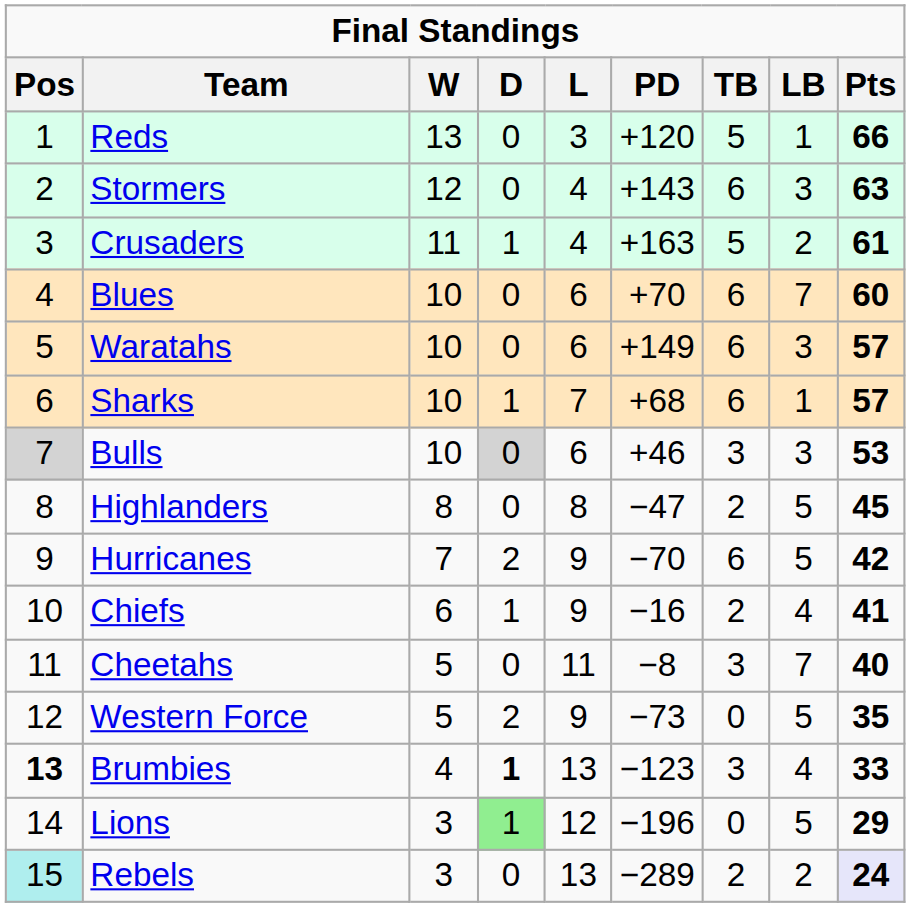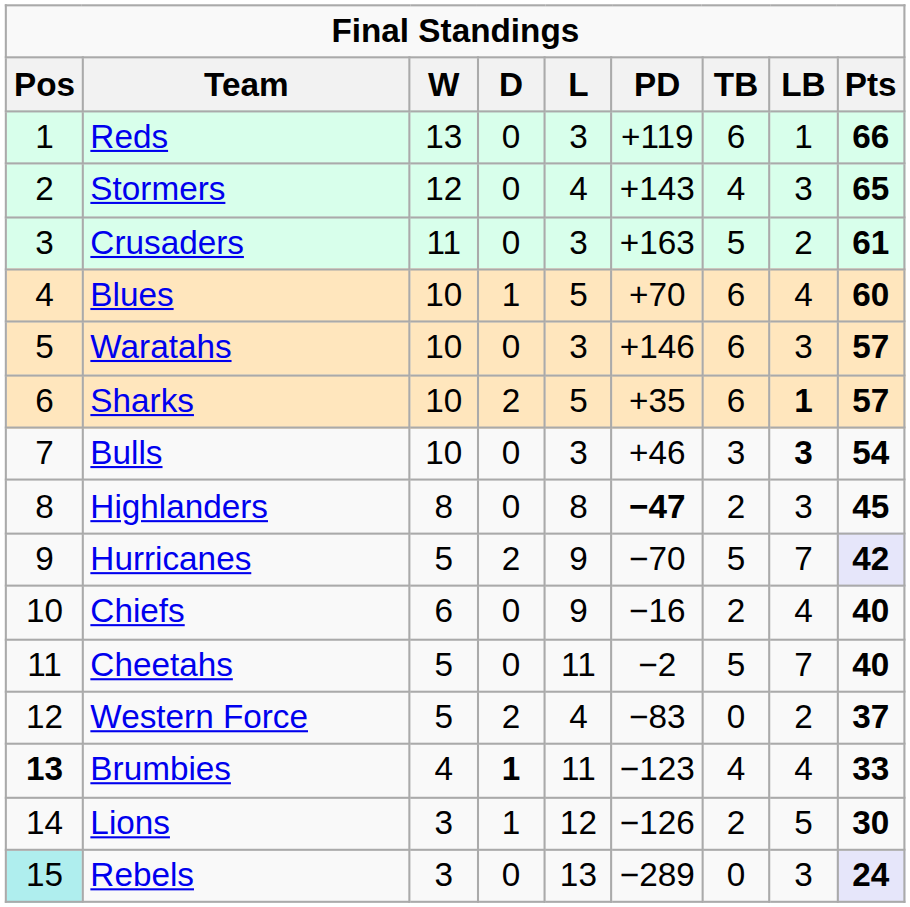(657, 136) +120 -> (657, 136) +119
(736, 136) 5 -> (736, 136) 6
(736, 189) 6 -> (736, 189) 4
(871, 189) 63 -> (871, 189) 65
(511, 242) 1 -> (511, 242) 0
(578, 242) 4 -> (578, 242) 3
(511, 295) 0 -> (511, 295) 1
(578, 295) 6 -> (578, 295) 5
(803, 295) 7 -> (803, 295) 4
(578, 347) 6 -> (578, 347) 3
(657, 347) +149 -> (657, 347) +146
(511, 400) 1 -> (511, 400) 2
(578, 400) 7 -> (578, 400) 5
(657, 400) +68 -> (657, 400) +35
(803, 400) normal -> (803, 400) bold
(45, 453) lightgrey background -> (45, 453) no background
(511, 453) lightgrey background -> (511, 453) no background
(578, 453) 6 -> (578, 453) 3
(803, 453) normal -> (803, 453) bold
(871, 453) 53 -> (871, 453) 54
(657, 506) normal -> (657, 506) bold
(803, 506) 5 -> (803, 506) 3
(444, 558) 7 -> (444, 558) 5
(736, 558) 6 -> (736, 558) 5
(803, 558) 5 -> (803, 558) 7
(871, 558) no background -> (871, 558) lavender background
(511, 611) 1 -> (511, 611) 0
(871, 611) 41 -> (871, 611) 40
(657, 664) −8 -> (657, 664) −2
(736, 664) 3 -> (736, 664) 5
(578, 717) 9 -> (578, 717) 4
(657, 717) −73 -> (657, 717) −83
(803, 717) 5 -> (803, 717) 2
(871, 717) 35 -> (871, 717) 37
(578, 770) 13 -> (578, 770) 11
(736, 770) 3 -> (736, 770) 4
(511, 822) lightgreen background -> (511, 822) no background
(657, 822) −196 -> (657, 822) −126
(736, 822) 0 -> (736, 822) 2
(871, 822) 29 -> (871, 822) 30
(736, 875) 2 -> (736, 875) 0
(803, 875) 2 -> (803, 875) 3
